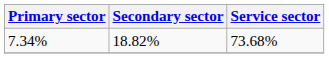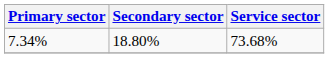(136, 40) 18.82% -> (136, 40) 18.80%
